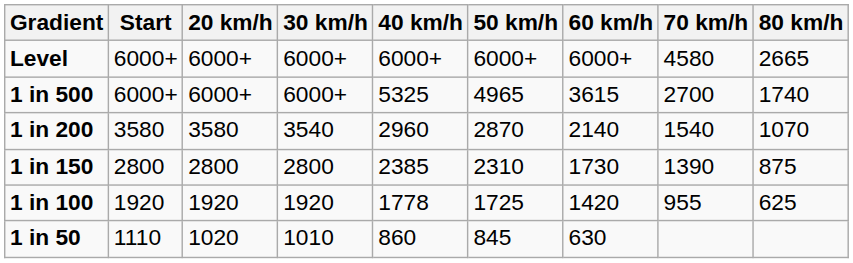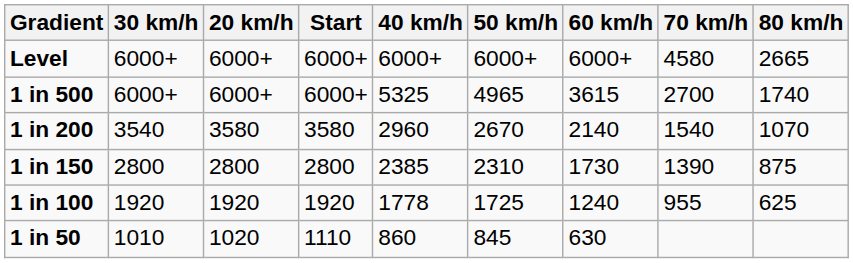columns swapped: (146, 22) <-> (326, 22)
(499, 130) 2870 -> (499, 130) 2670
(594, 202) 1420 -> (594, 202) 1240
